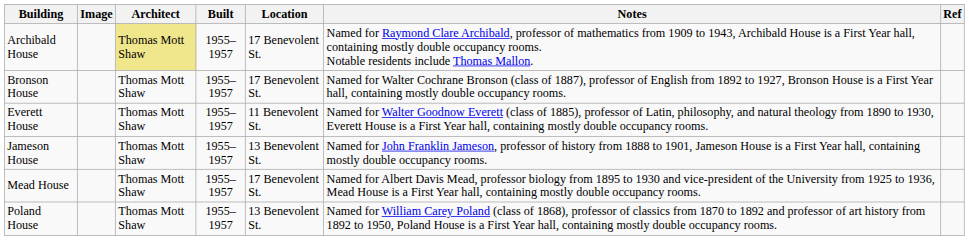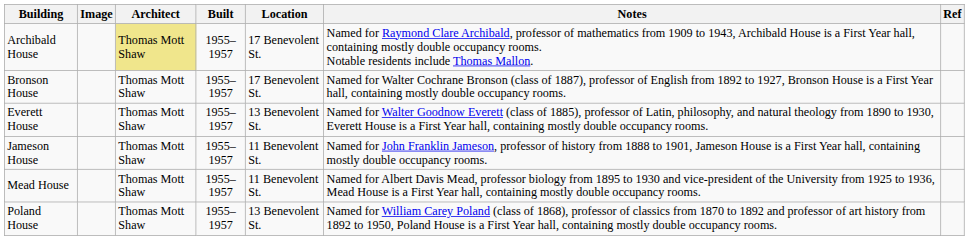(283, 119) 11 Benevolent St. -> (283, 119) 13 Benevolent St.
(283, 152) 13 Benevolent St. -> (283, 152) 11 Benevolent St.
(283, 185) 17 Benevolent St. -> (283, 185) 11 Benevolent St.
